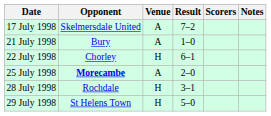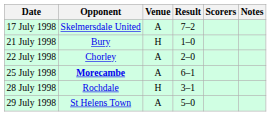(158, 42) A -> (158, 42) H
(158, 57) H -> (158, 57) A
(188, 57) 6–1 -> (188, 57) 2–0
(188, 73) 2–0 -> (188, 73) 6–1
(158, 103) H -> (158, 103) A
